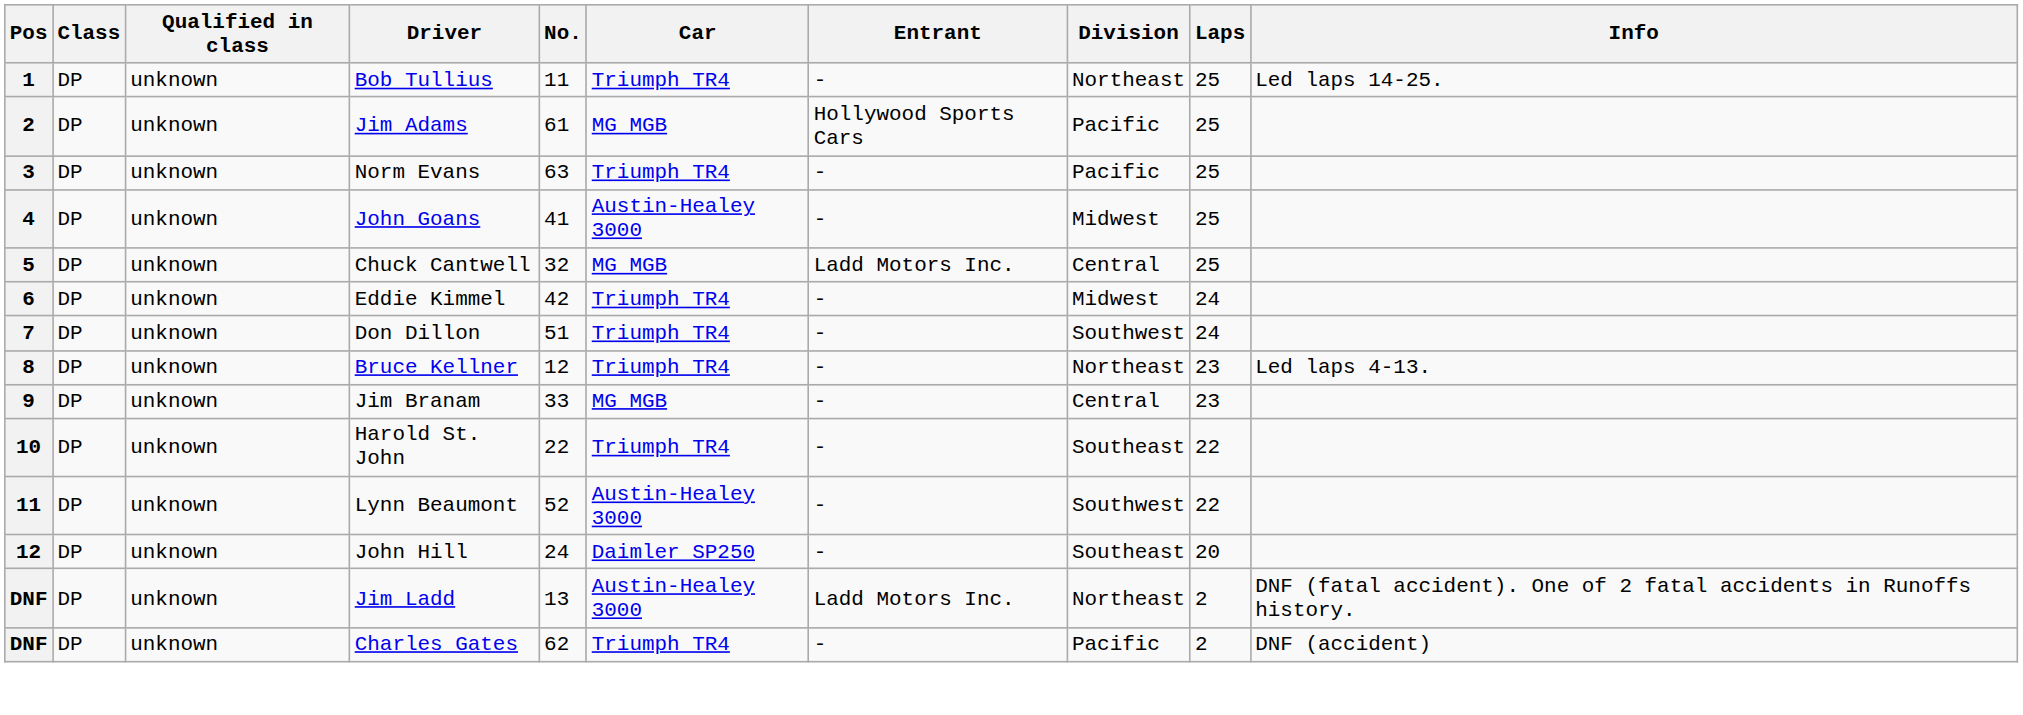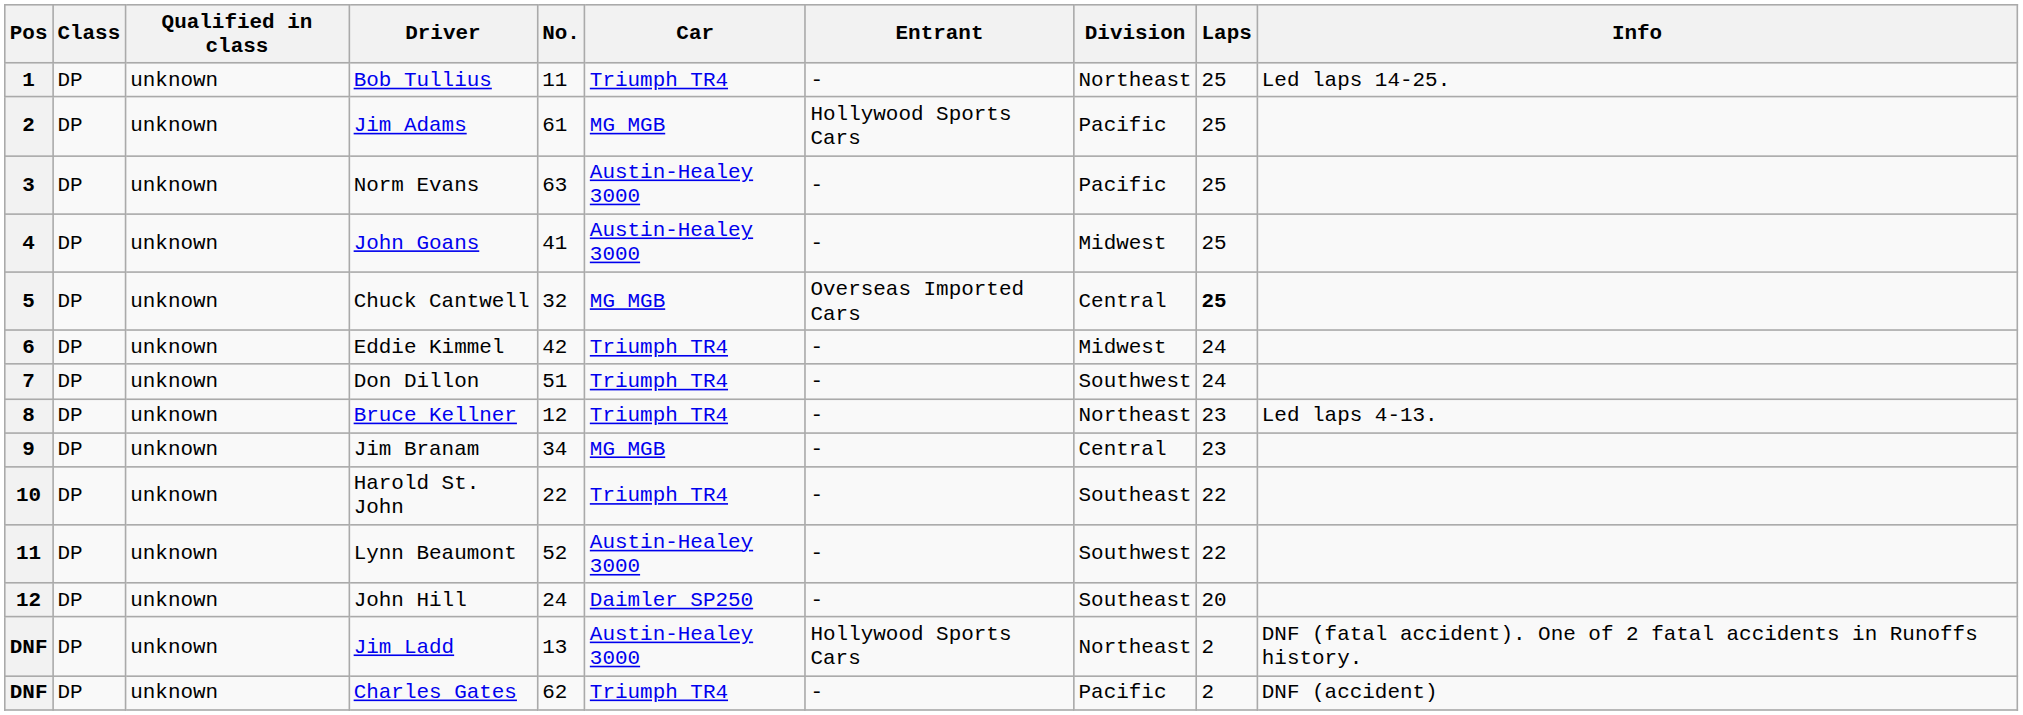(661, 172) Triumph TR4 -> (671, 185) Austin-Healey 3000
(914, 265) Ladd Motors Inc. -> (917, 301) Overseas Imported Cars
(1208, 265) normal -> (1214, 301) bold
(557, 401) 33 -> (555, 450) 34
(914, 598) Ladd Motors Inc. -> (911, 646) Hollywood Sports Cars
